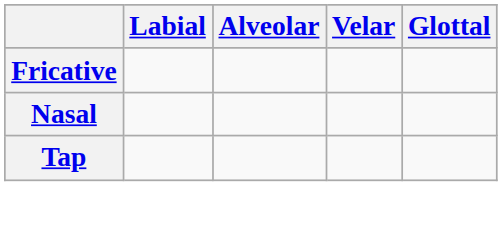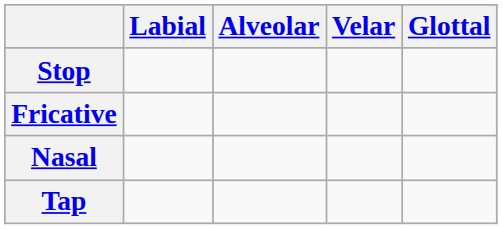+ row: (64, 69)
